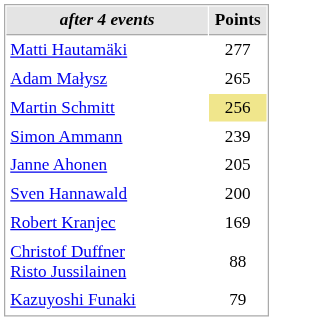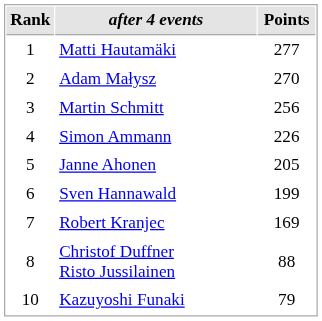+ column: (30, 20)
(238, 78) 265 -> (287, 78) 270
(238, 107) khaki background -> (287, 107) no background
(238, 136) 239 -> (287, 136) 226
(238, 193) 200 -> (287, 193) 199
